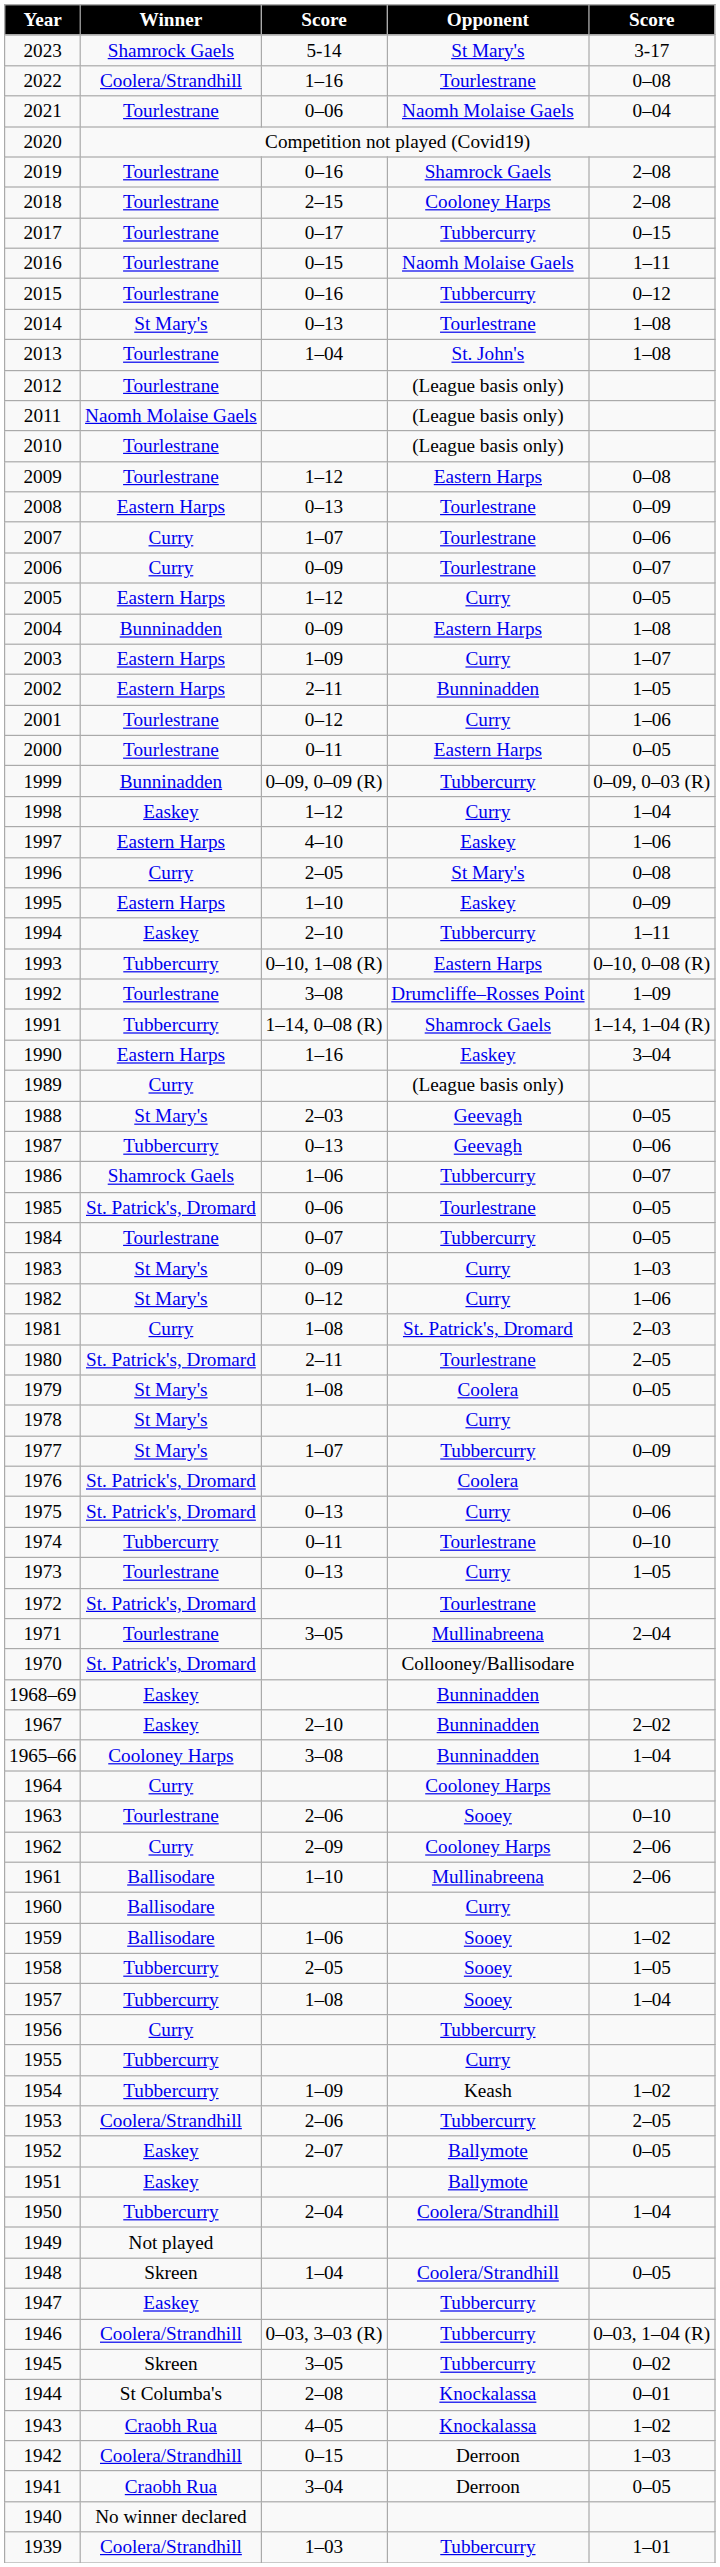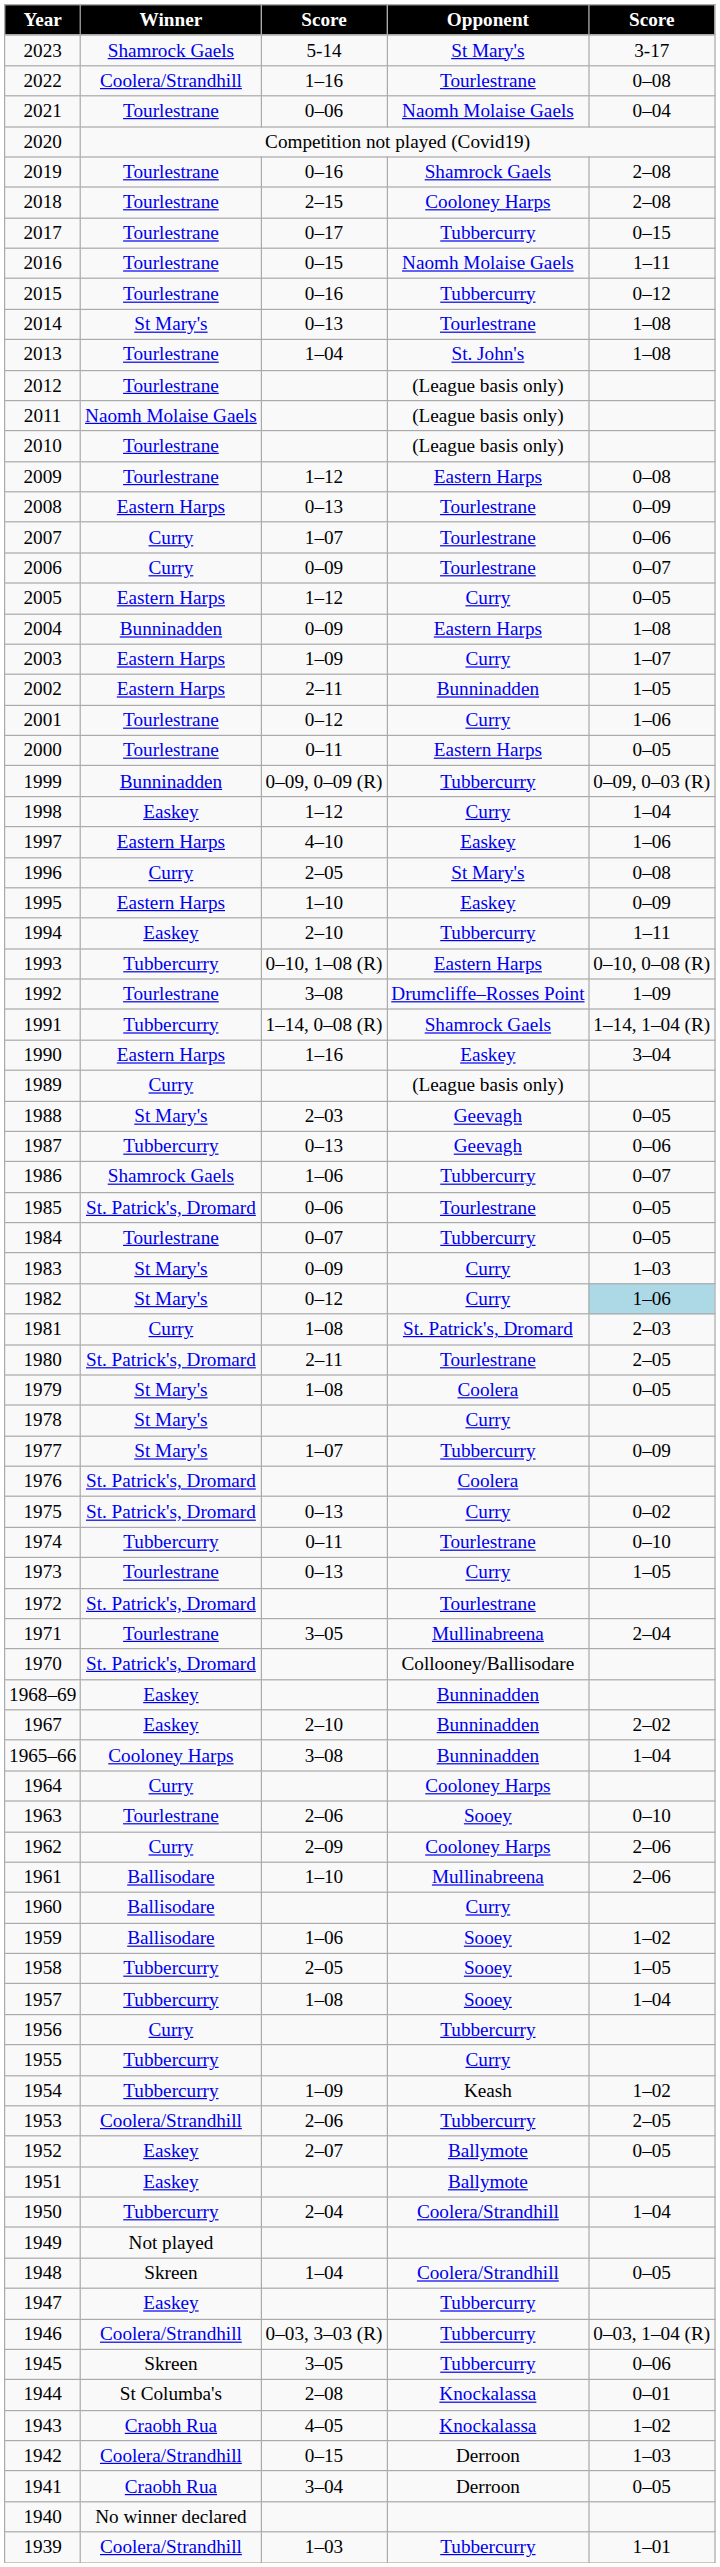(652, 1298) no background -> (652, 1298) lightblue background
(652, 1511) 0–06 -> (652, 1511) 0–02
(652, 2364) 0–02 -> (652, 2364) 0–06
